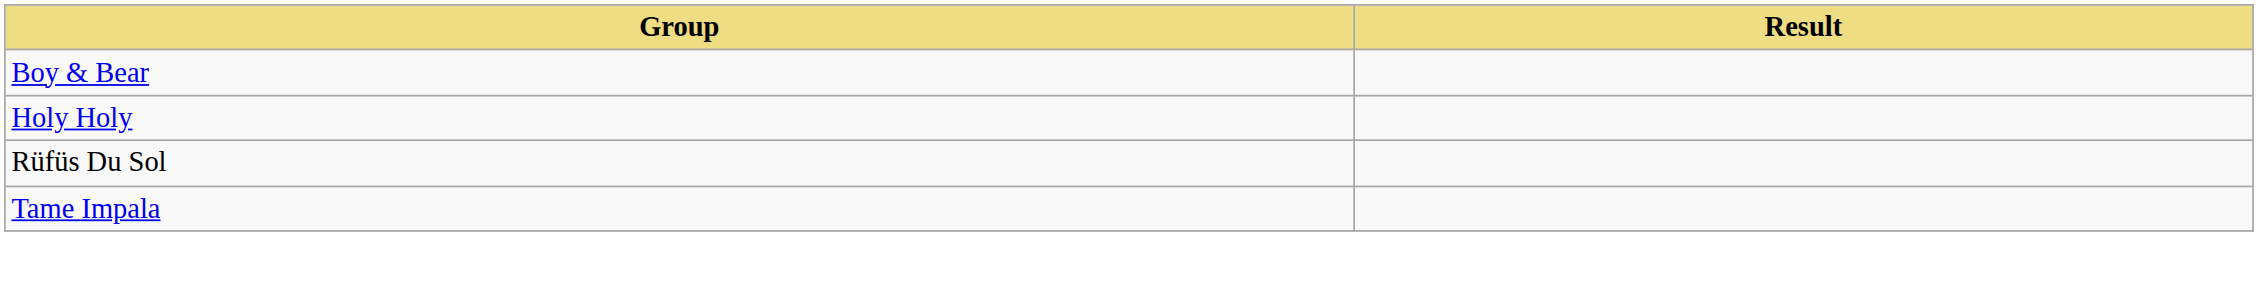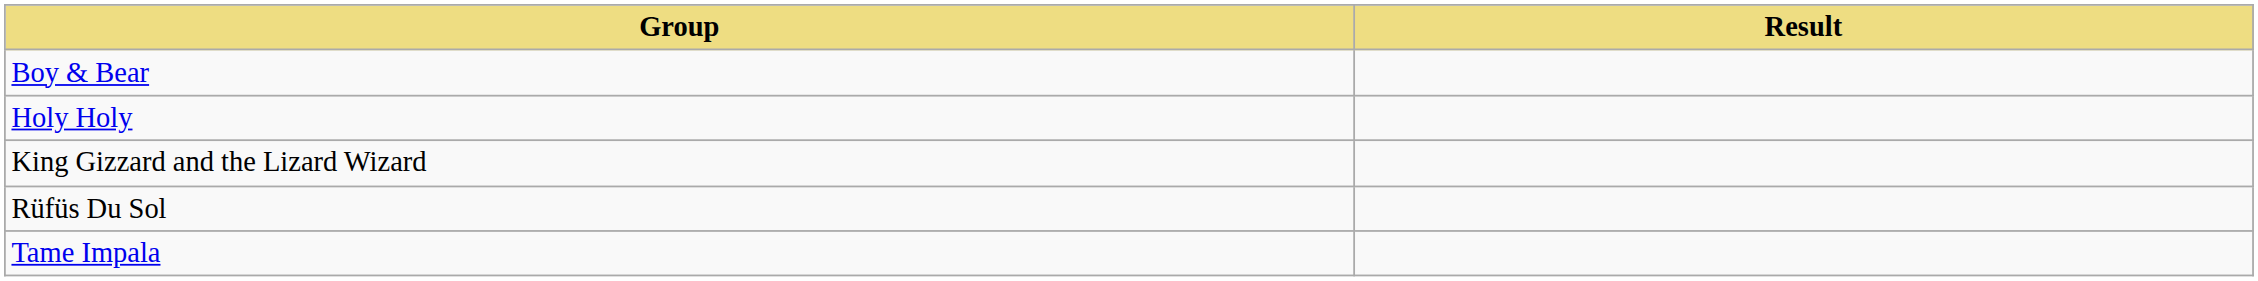+ row: (219, 162)
